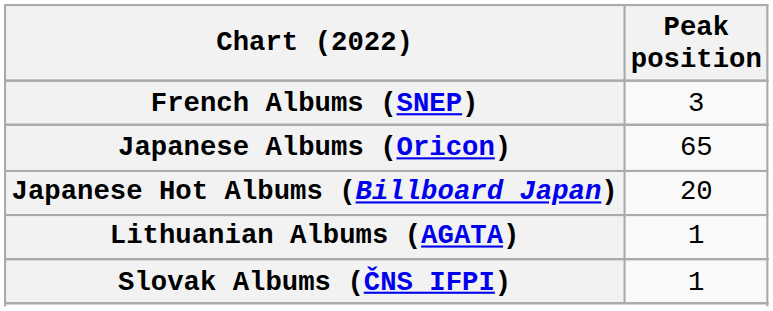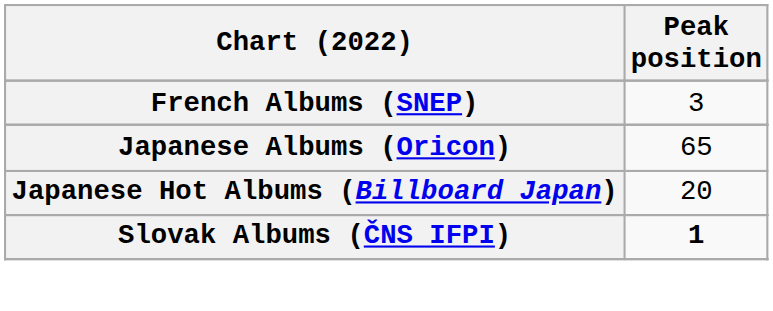- row: (315, 237)
(696, 281) normal -> (696, 237) bold
